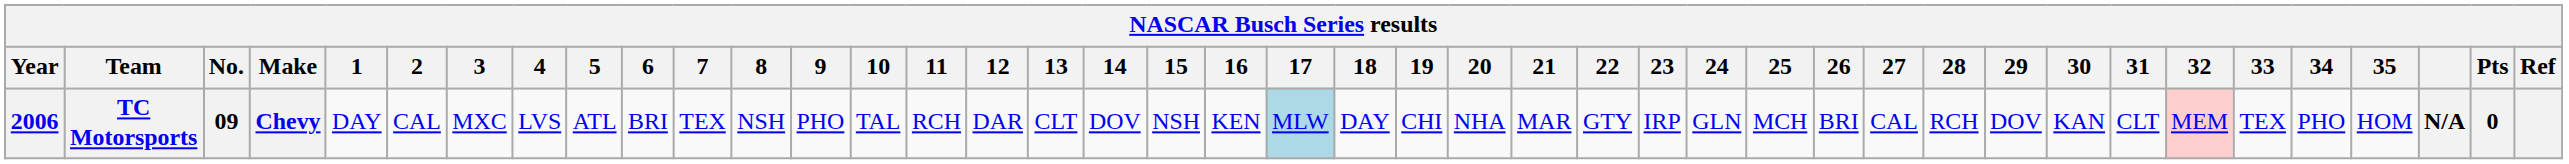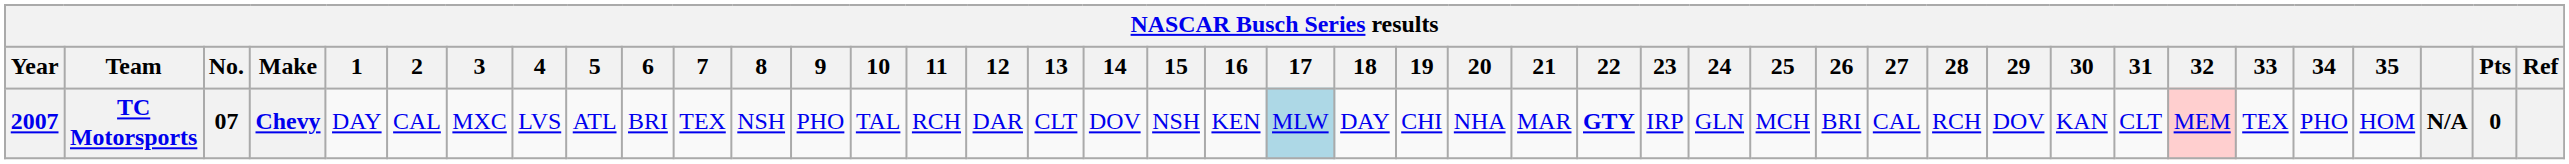(35, 122) 2006 -> (35, 122) 2007
(226, 122) 09 -> (226, 122) 07
(1608, 122) normal -> (1609, 122) bold
